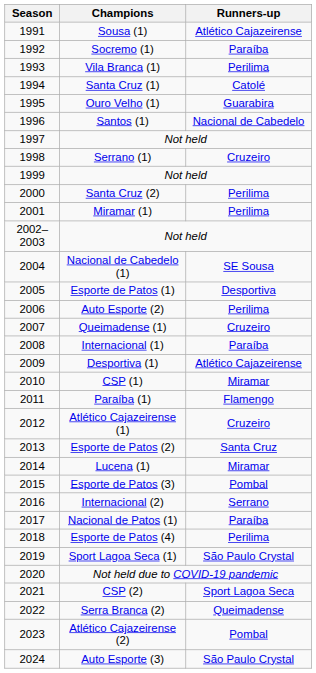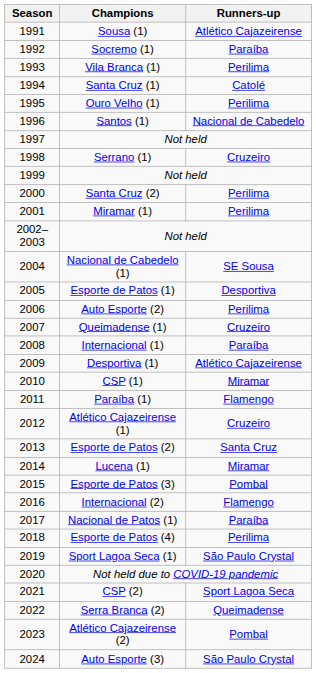(249, 103) Guarabira -> (249, 103) Perilima
(249, 502) Serrano -> (249, 502) Flamengo
